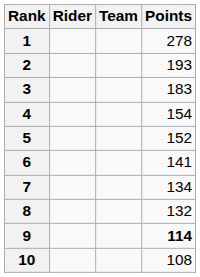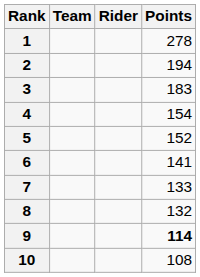columns swapped: (72, 16) <-> (119, 16)
(179, 65) 193 -> (179, 65) 194
(179, 187) 134 -> (179, 187) 133
